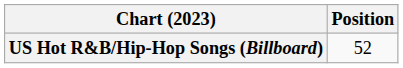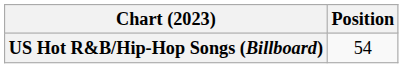(363, 47) 52 -> (363, 47) 54
